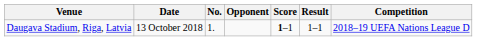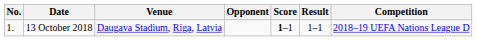columns swapped: (215, 12) <-> (69, 12)
